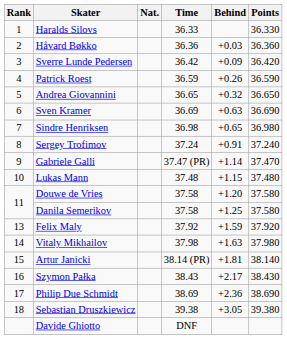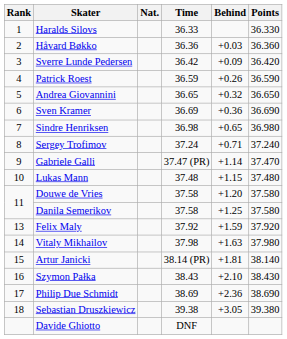(230, 111) +0.63 -> (230, 111) +0.36
(230, 144) +0.91 -> (230, 144) +0.71
(230, 276) +2.17 -> (230, 276) +2.10
